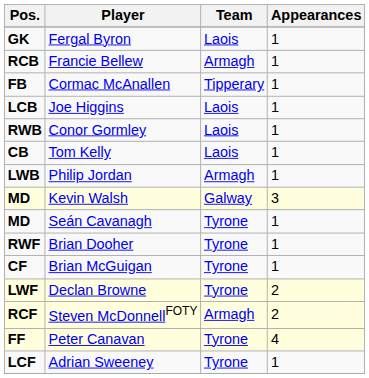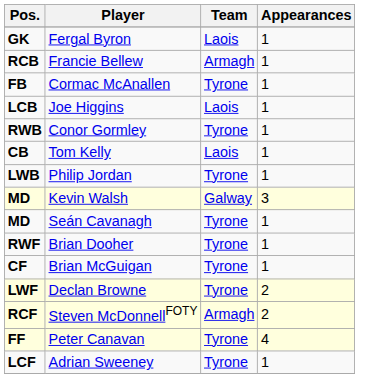(234, 84) Tipperary -> (226, 84) Tyrone
(221, 130) Laois -> (226, 130) Tyrone
(229, 175) Armagh -> (226, 175) Tyrone
